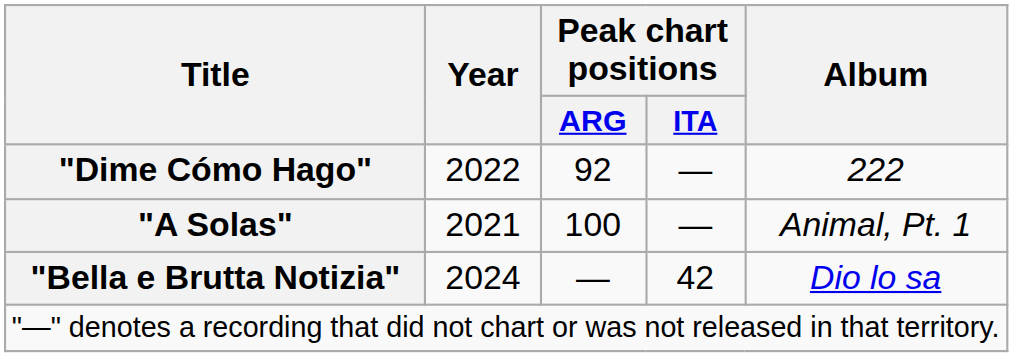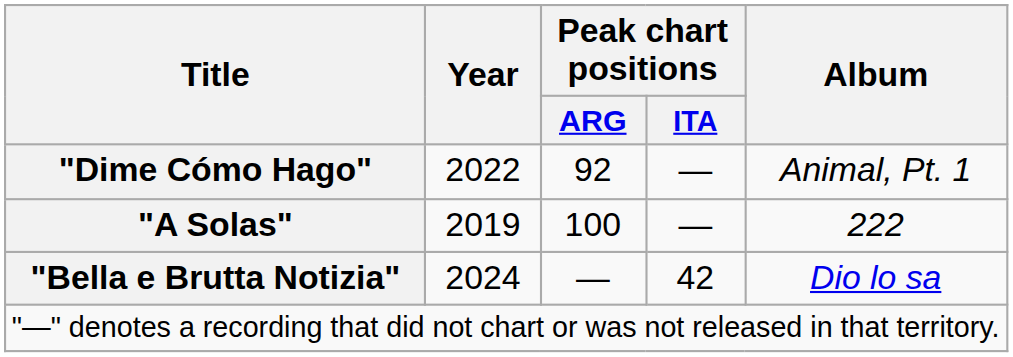(876, 170) 222 -> (876, 170) Animal, Pt. 1
(483, 224) 2021 -> (483, 224) 2019
(876, 224) Animal, Pt. 1 -> (876, 224) 222
